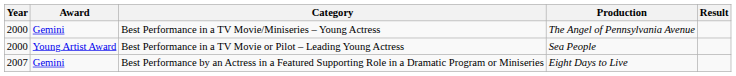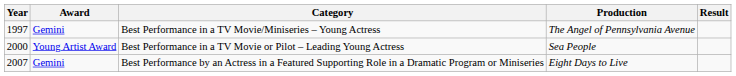(17, 29) 2000 -> (17, 29) 1997
